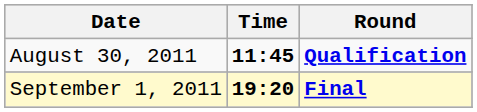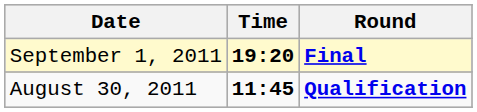rows swapped: (103, 56) <-> (116, 90)
